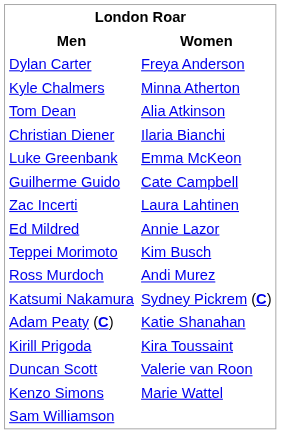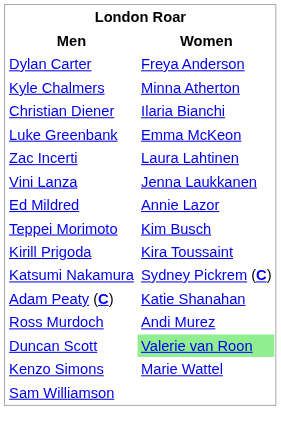- row: (43, 111)
- row: (65, 181)
+ row: (43, 181)
rows swapped: (56, 275) <-> (50, 346)
(197, 369) no background -> (197, 346) lightgreen background
